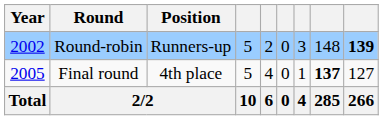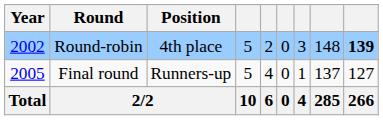(191, 45) Runners-up -> (191, 45) 4th place
(191, 73) 4th place -> (191, 73) Runners-up
(327, 73) bold -> (327, 73) normal
